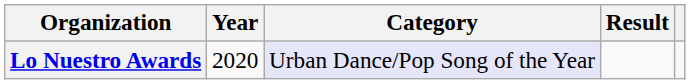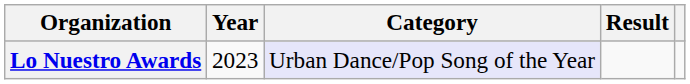(235, 59) 2020 -> (235, 59) 2023
